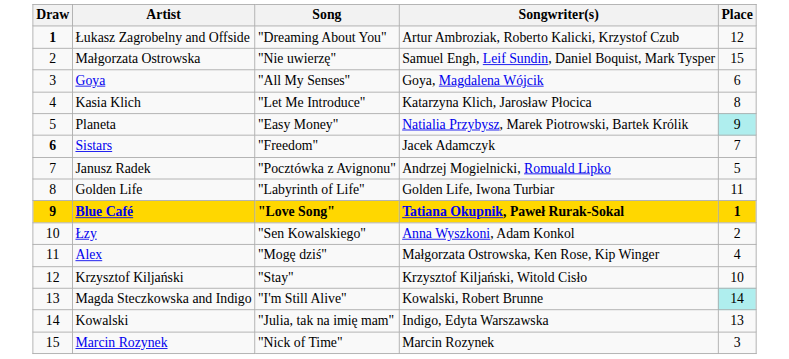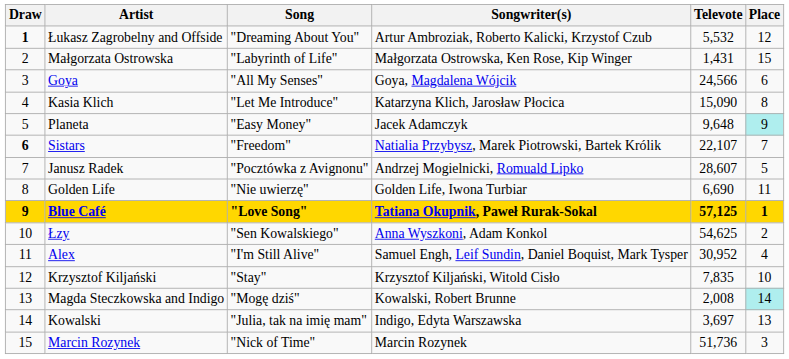+ column: (718, 15)
(297, 59) "Nie uwierzę" -> (284, 59) "Labyrinth of Life"
(559, 59) Samuel Engh, Leif Sundin, Daniel Boquist, Mark Tysper -> (503, 59) Małgorzata Ostrowska, Ken Rose, Kip Winger
(545, 124) Natialia Przybysz, Marek Piotrowski, Bartek Królik -> (421, 124) Jacek Adamczyk
(449, 146) Jacek Adamczyk -> (518, 146) Natialia Przybysz, Marek Piotrowski, Bartek Królik
(311, 189) "Labyrinth of Life" -> (270, 189) "Nie uwierzę"
(292, 255) "Mogę dziś" -> (275, 255) "I'm Still Alive"
(531, 255) Małgorzata Ostrowska, Ken Rose, Kip Winger -> (531, 255) Samuel Engh, Leif Sundin, Daniel Boquist, Mark Tysper
(302, 299) "I'm Still Alive" -> (265, 299) "Mogę dziś"
